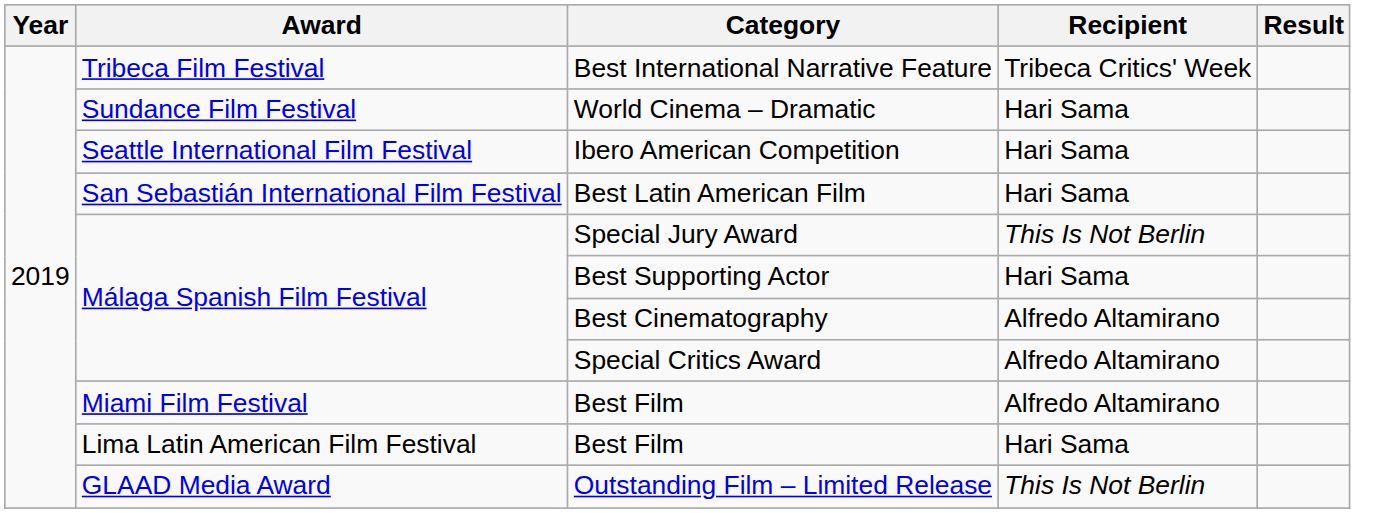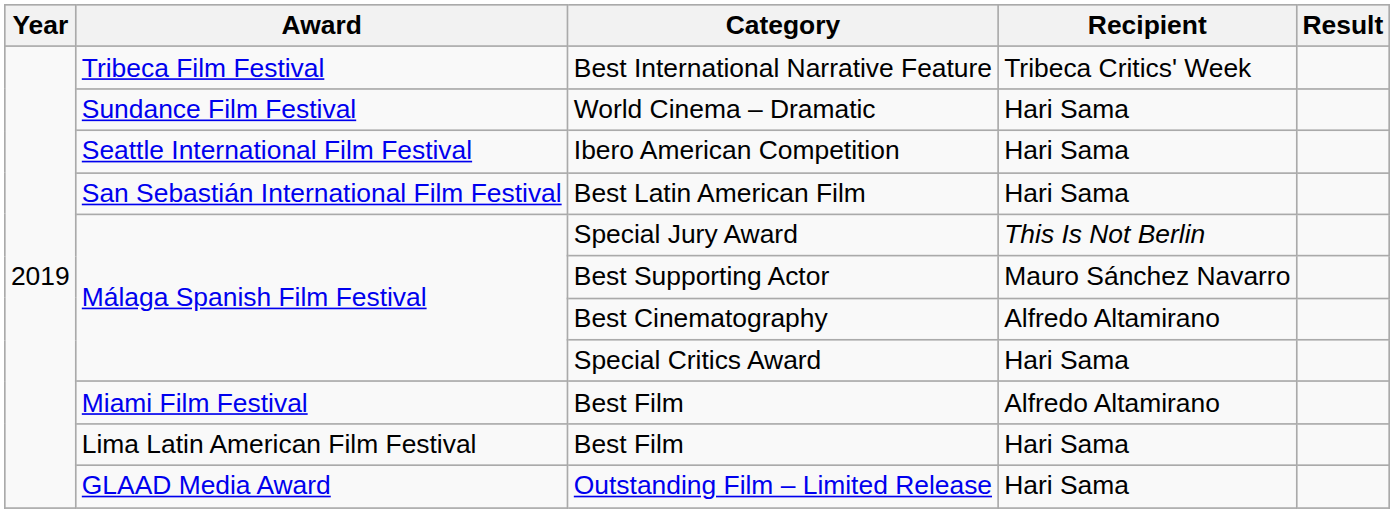(1067, 276) Hari Sama -> (1147, 276) Mauro Sánchez Navarro
(1112, 360) Alfredo Altamirano -> (1067, 360) Hari Sama
(1105, 485) This Is Not Berlin -> (1067, 485) Hari Sama
